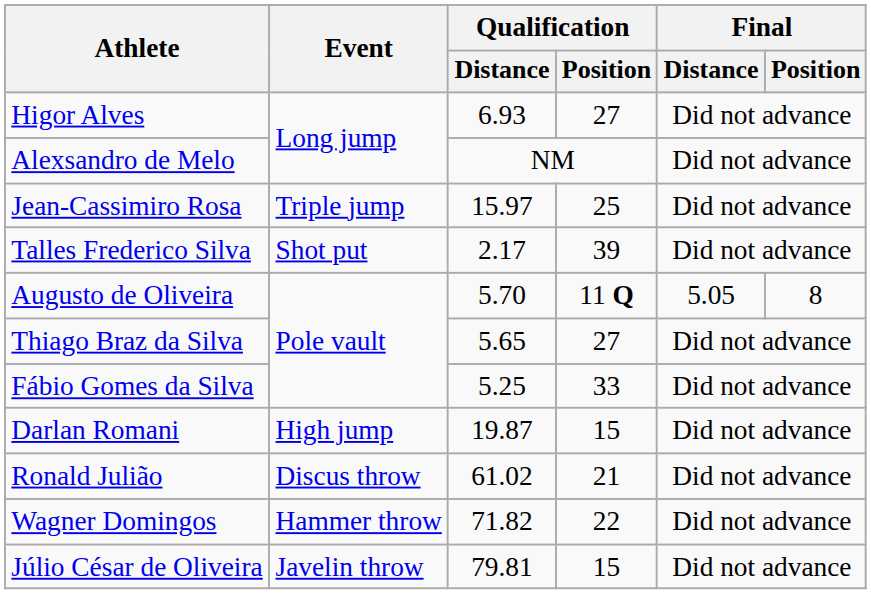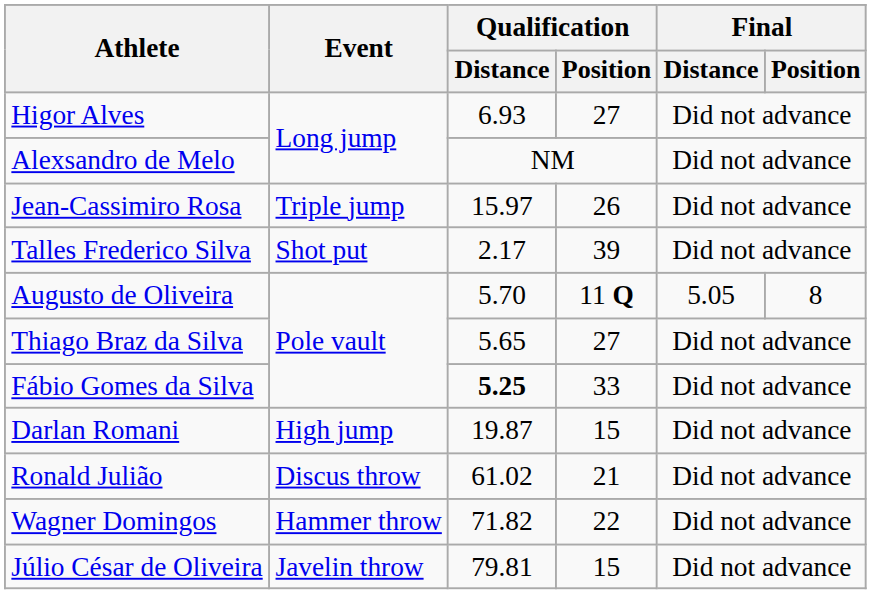(607, 205) 25 -> (607, 205) 26
(502, 386) normal -> (502, 386) bold
